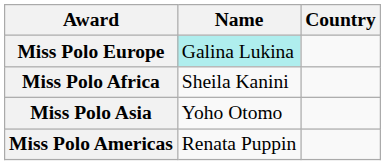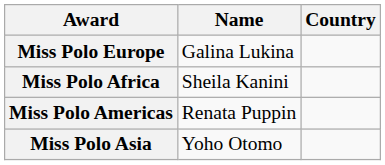(238, 50) paleturquoise background -> (238, 50) no background
rows swapped: (91, 143) <-> (91, 112)
